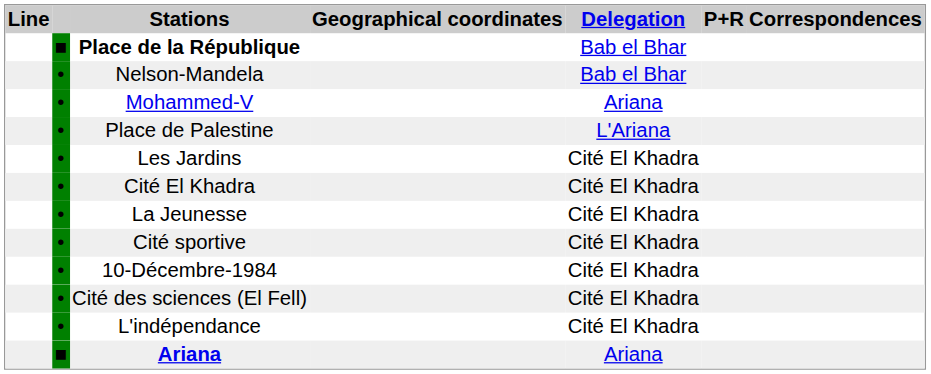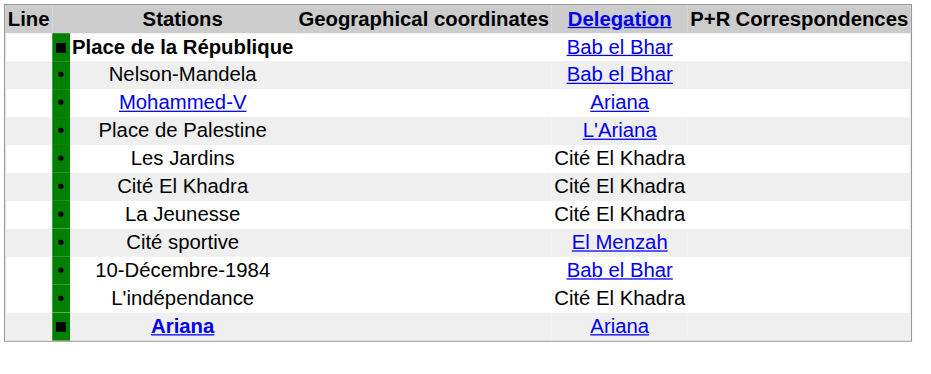(633, 242) Cité El Khadra -> (620, 242) El Menzah
(633, 270) Cité El Khadra -> (620, 270) Bab el Bhar
- row: (189, 298)
